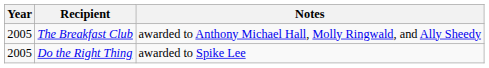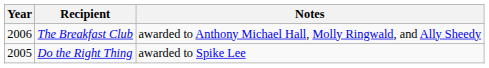(20, 33) 2005 -> (20, 33) 2006
